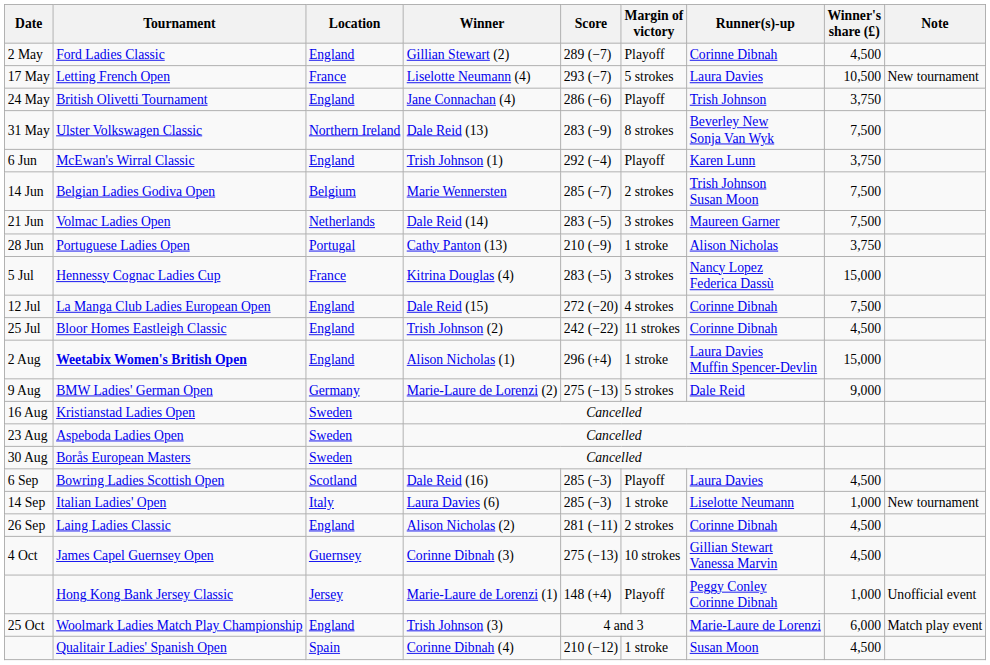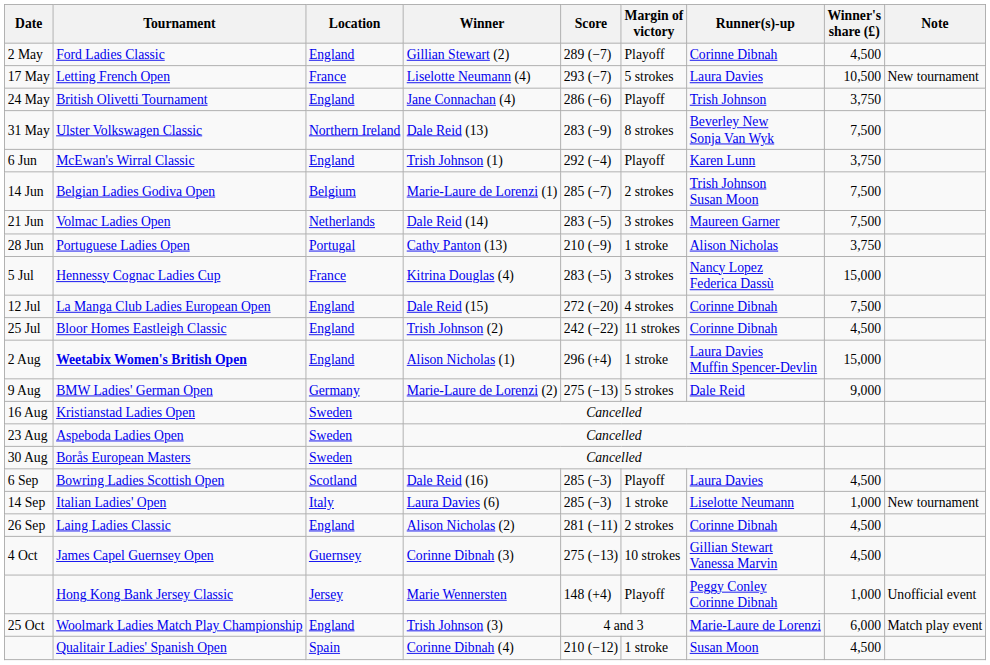(457, 191) Marie Wennersten -> (482, 191) Marie-Laure de Lorenzi (1)
(482, 594) Marie-Laure de Lorenzi (1) -> (457, 594) Marie Wennersten
